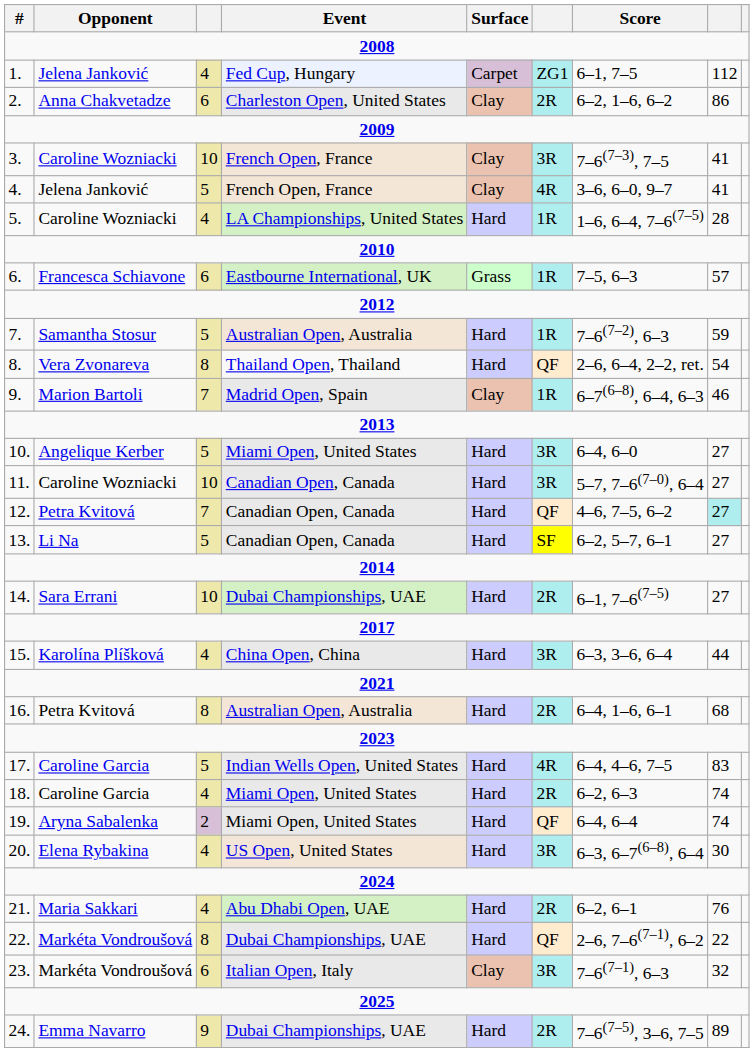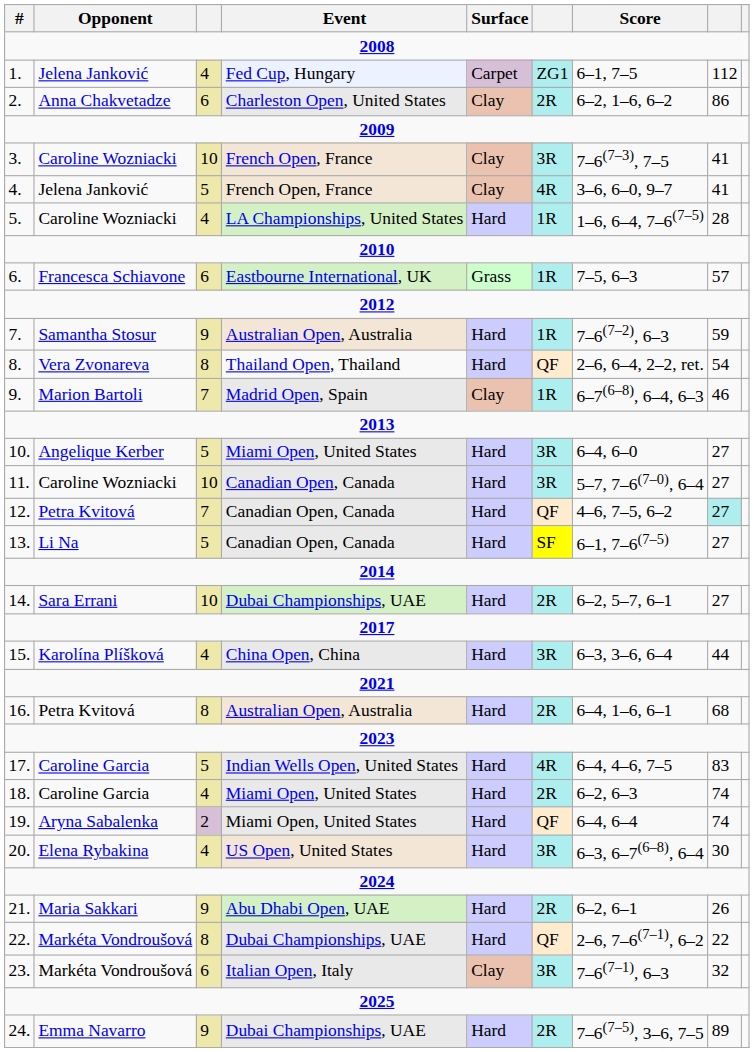(205, 334) 5 -> (205, 334) 9
(624, 539) 6–2, 5–7, 6–1 -> (623, 542) 6–1, 7–6(7–5)
(623, 597) 6–1, 7–6(7–5) -> (624, 599) 6–2, 5–7, 6–1
(205, 908) 4 -> (205, 908) 9
(721, 908) 76 -> (721, 908) 26
